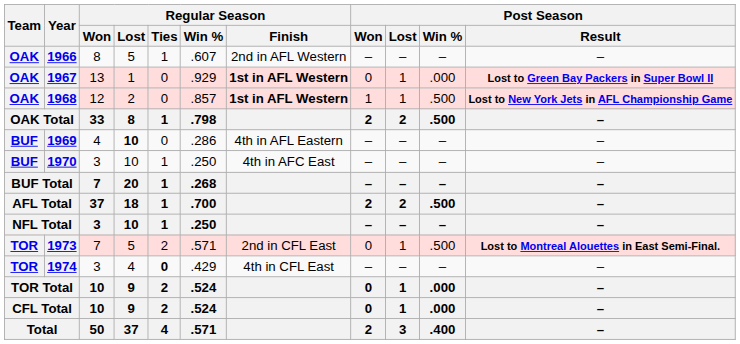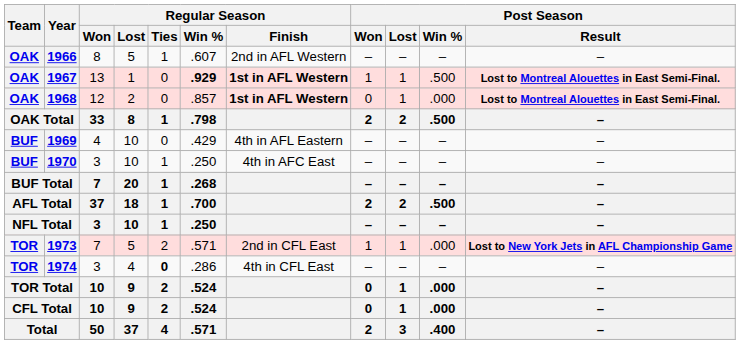(203, 78) normal -> (203, 78) bold
(368, 78) 0 -> (368, 78) 1
(442, 78) .000 -> (442, 78) .500
(600, 79) Lost to Green Bay Packers in Super Bowl II -> (600, 79) Lost to Montreal Alouettes in East Semi-Final.
(368, 99) 1 -> (368, 99) 0
(442, 99) .500 -> (442, 99) .000
(600, 100) Lost to New York Jets in AFL Championship Game -> (600, 100) Lost to Montreal Alouettes in East Semi-Final.
(131, 141) bold -> (131, 141) normal
(203, 141) .286 -> (203, 141) .429
(368, 245) 0 -> (368, 245) 1
(442, 245) .500 -> (442, 245) .000
(600, 247) Lost to Montreal Alouettes in East Semi-Final. -> (600, 247) Lost to New York Jets in AFL Championship Game
(203, 266) .429 -> (203, 266) .286
